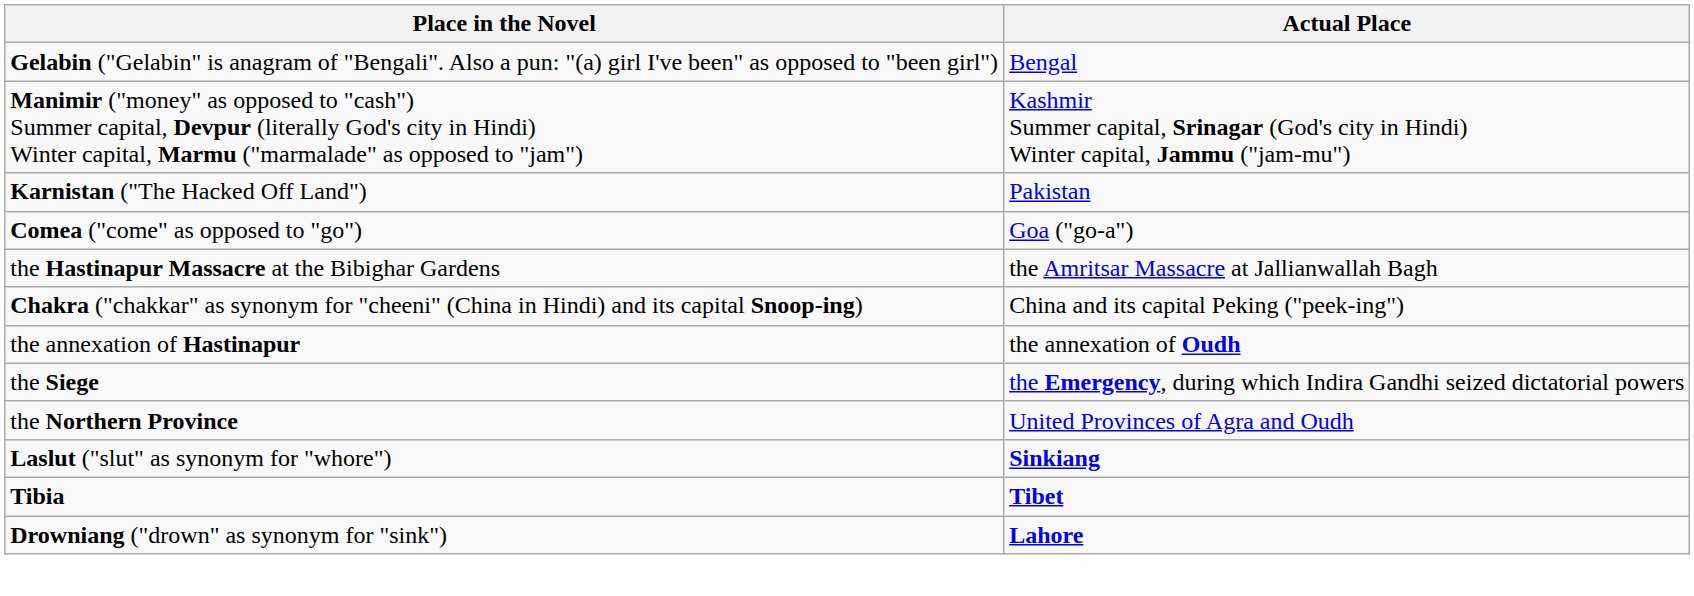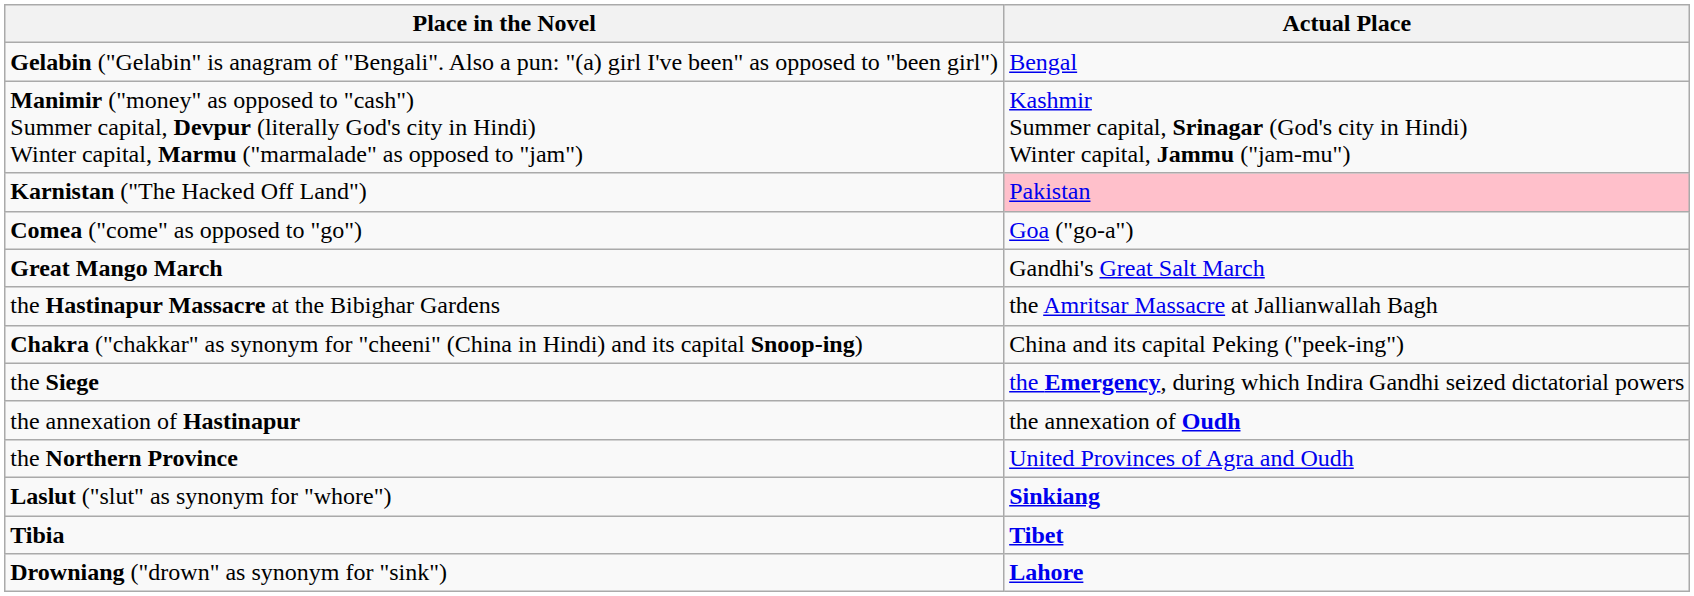(1050, 191) no background -> (1050, 191) pink background
+ row: (116, 267)
rows swapped: (155, 343) <-> (55, 382)
